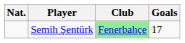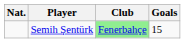(157, 29) 17 -> (157, 29) 15
